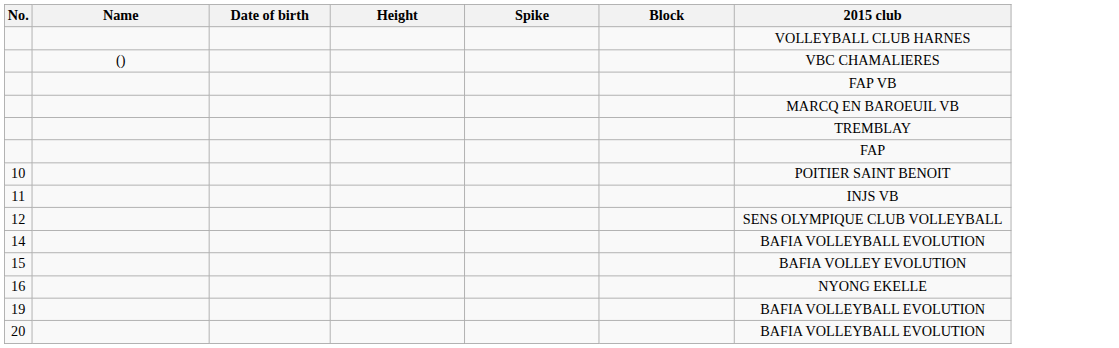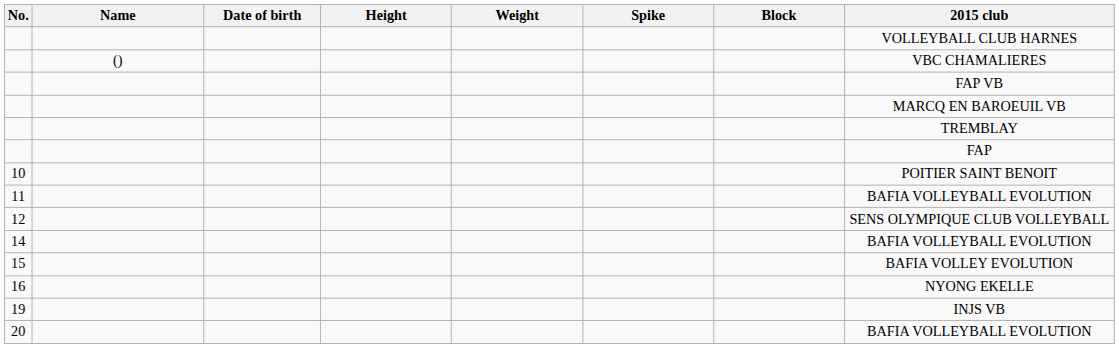+ column: (517, 15)
(873, 196) INJS VB -> (979, 196) BAFIA VOLLEYBALL EVOLUTION
(873, 309) BAFIA VOLLEYBALL EVOLUTION -> (979, 309) INJS VB
